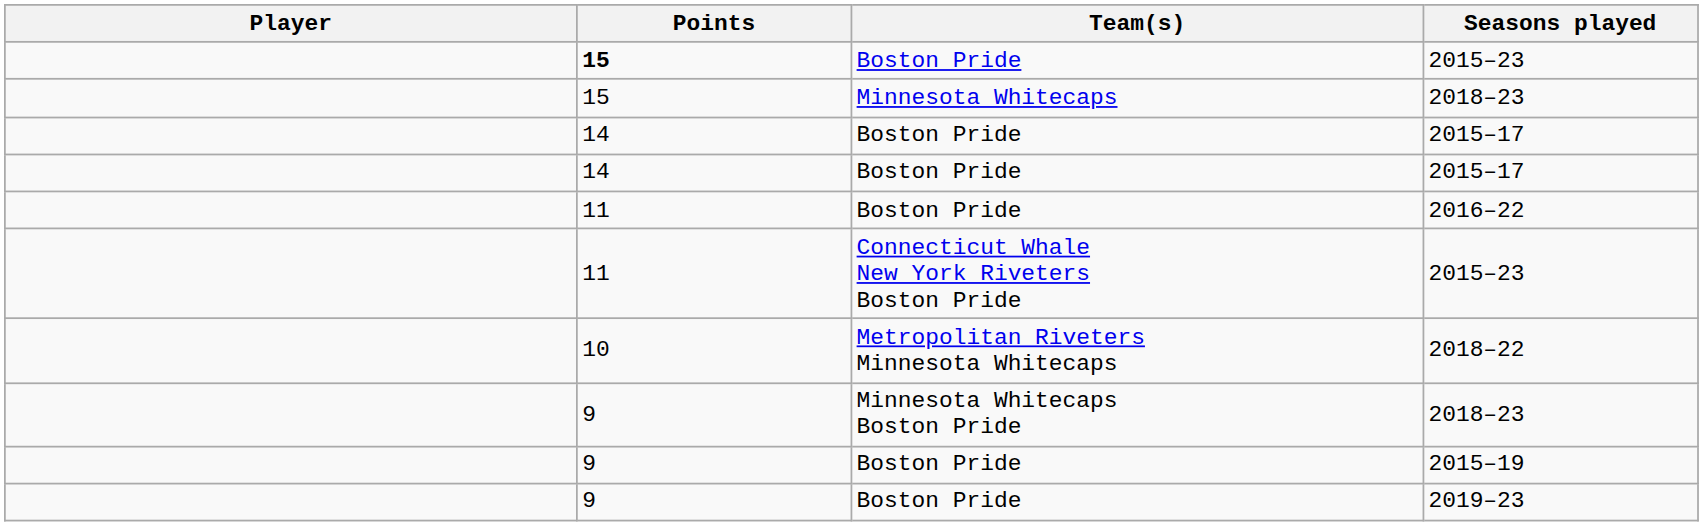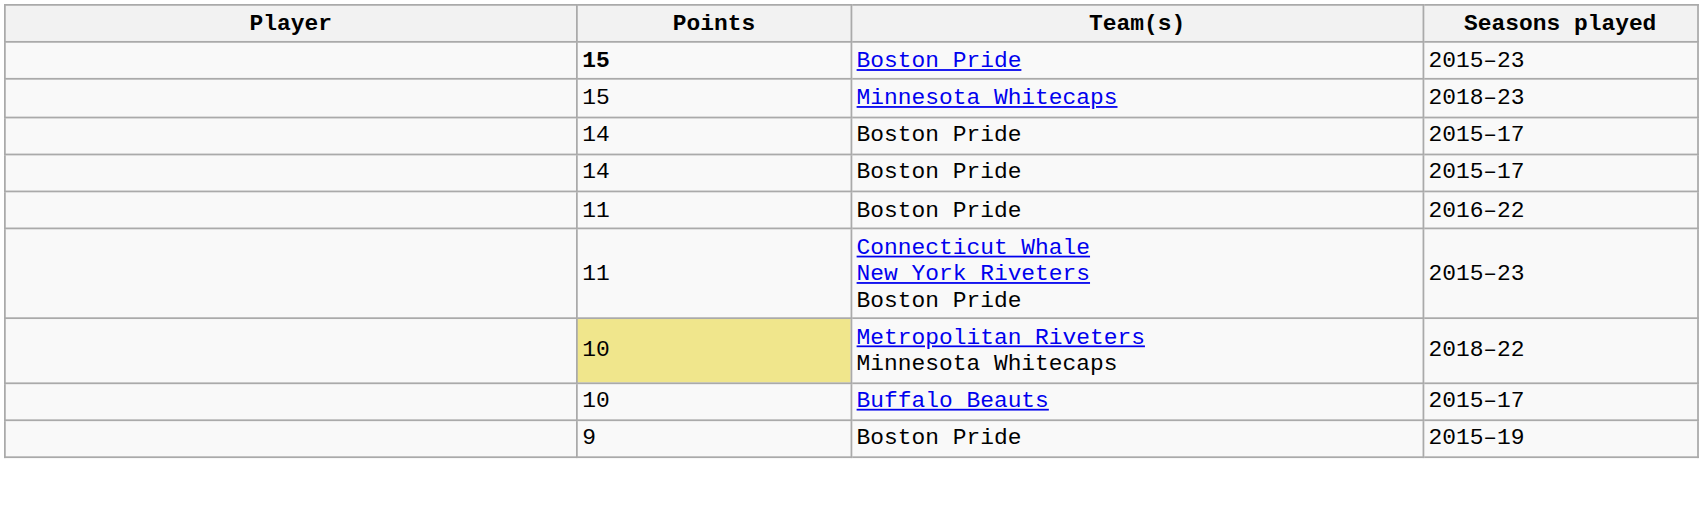(596, 351) no background -> (596, 351) khaki background
+ row: (953, 401)
- row: (987, 414)
- row: (939, 502)
